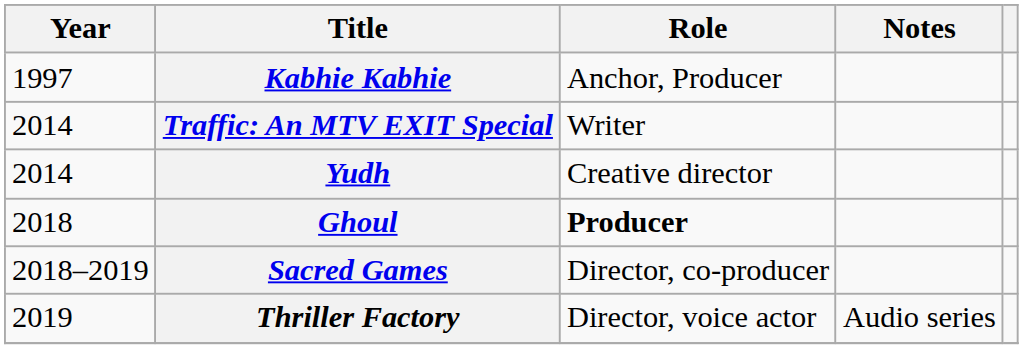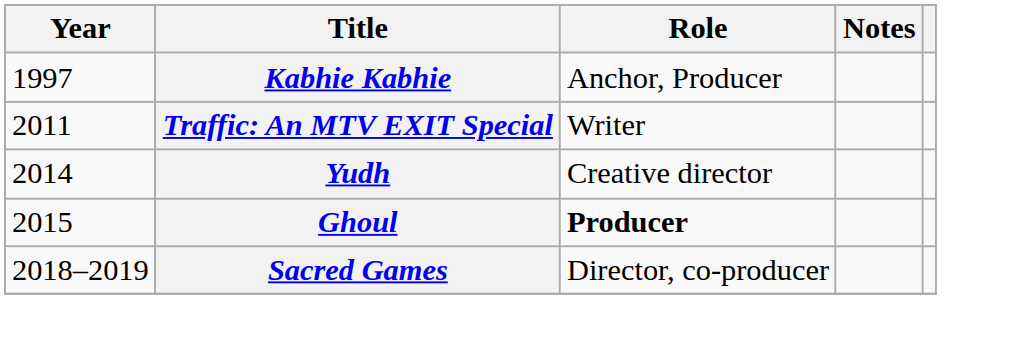(42, 125) 2014 -> (42, 125) 2011
(42, 221) 2018 -> (42, 221) 2015
- row: (358, 317)
